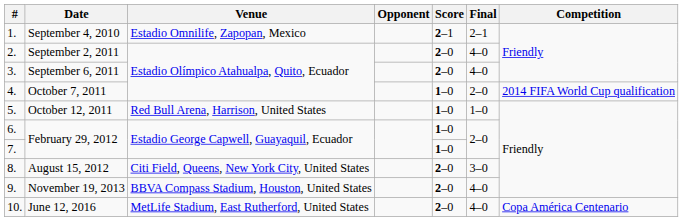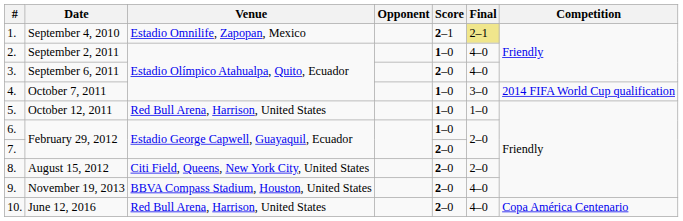(479, 33) no background -> (479, 33) khaki background
(444, 52) 2–0 -> (444, 52) 1–0
(479, 91) 2–0 -> (479, 91) 3–0
(444, 149) 1–0 -> (444, 149) 2–0
(479, 168) 3–0 -> (479, 168) 2–0
(250, 206) MetLife Stadium, East Rutherford, United States -> (228, 206) Red Bull Arena, Harrison, United States
